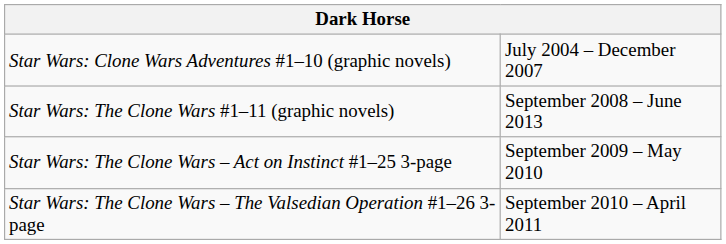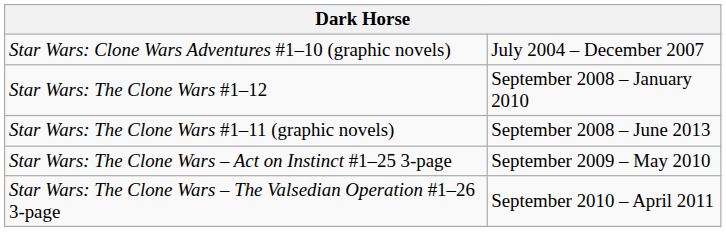+ row: (138, 89)
